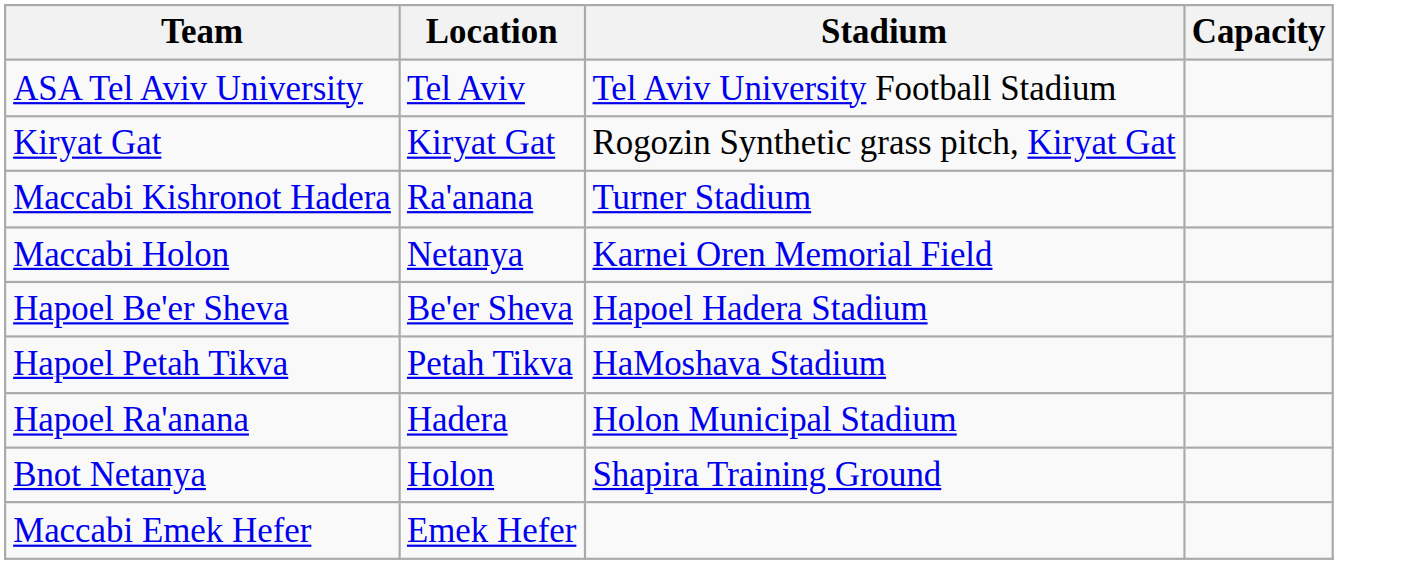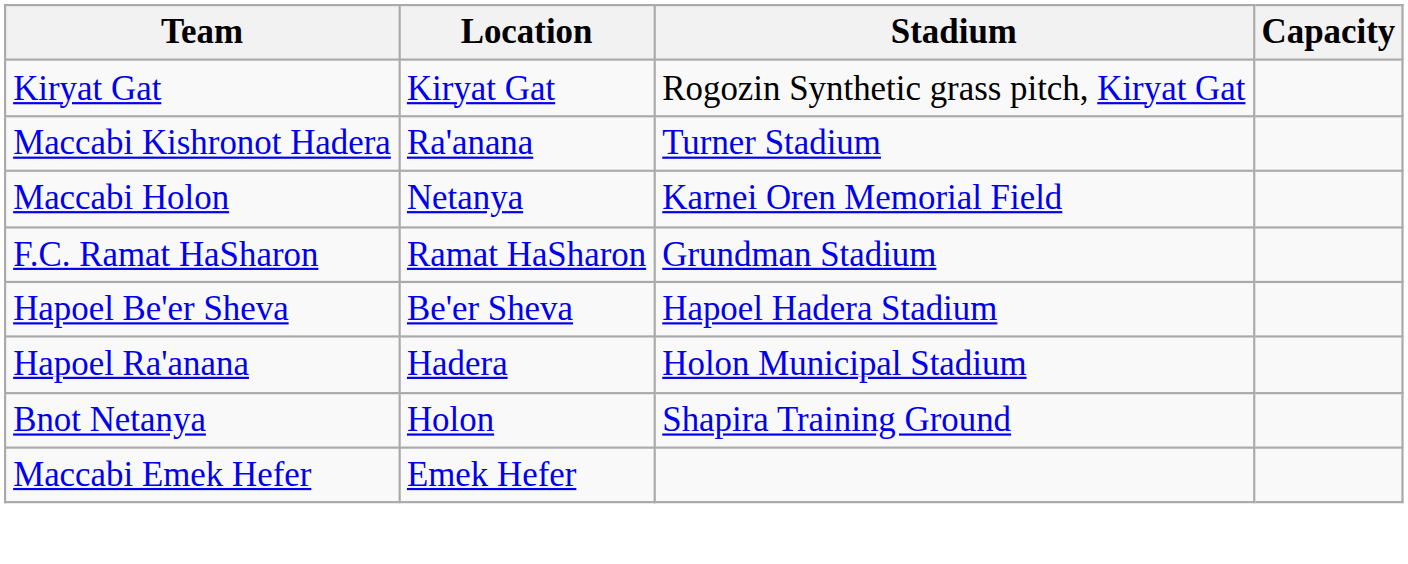- row: (188, 87)
+ row: (166, 253)
- row: (151, 364)
